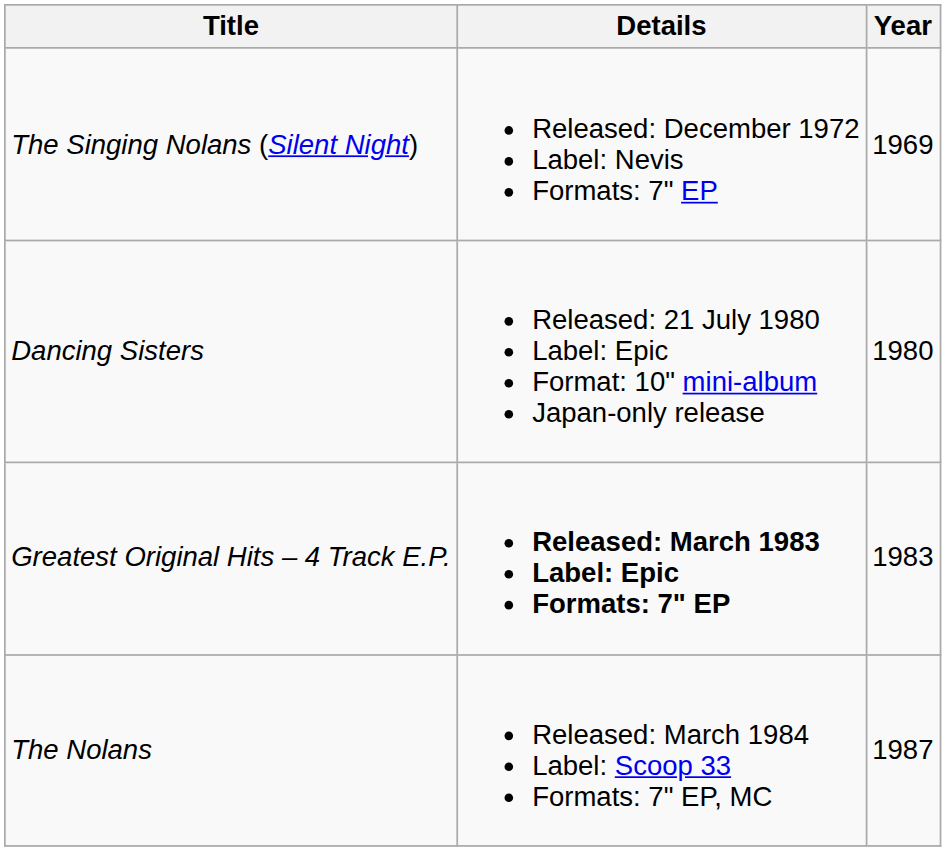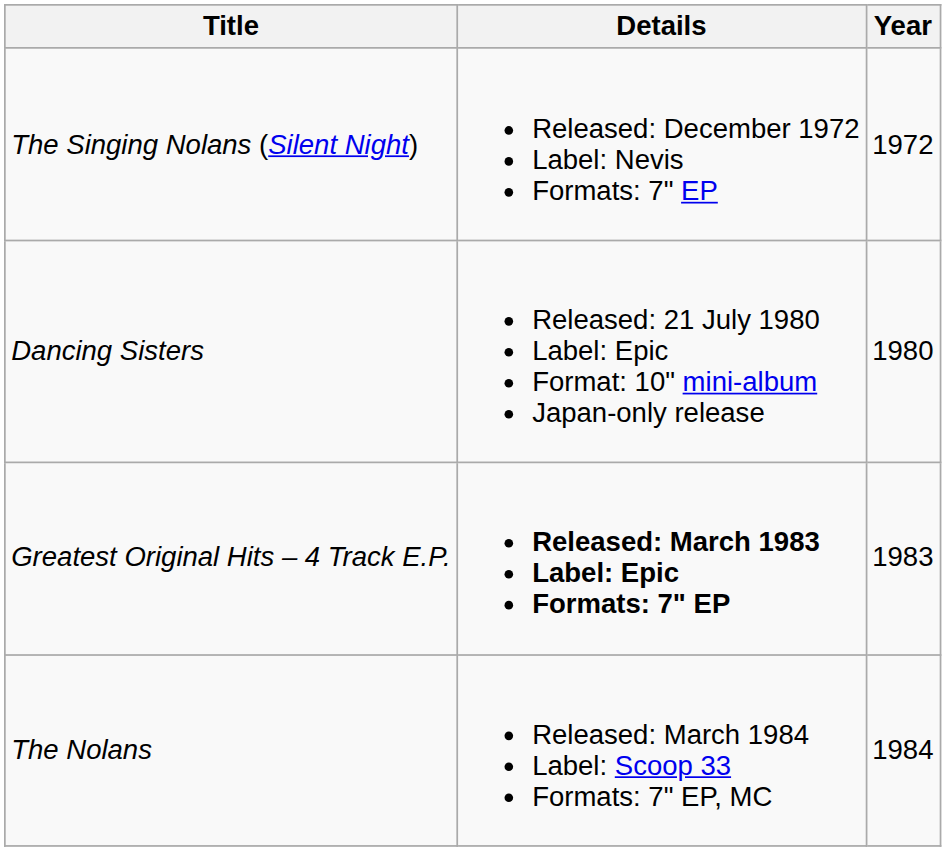(903, 143) 1969 -> (903, 143) 1972
(903, 749) 1987 -> (903, 749) 1984
